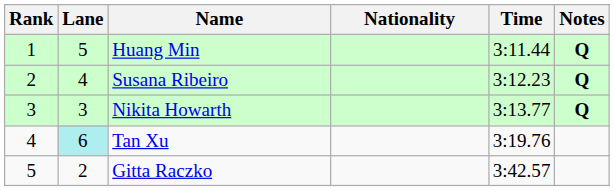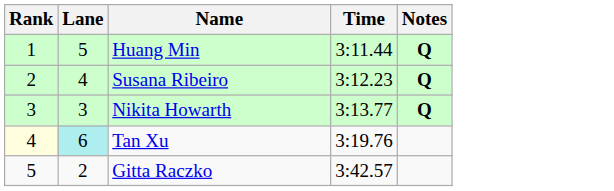- column: (410, 19)
(31, 140) no background -> (31, 140) lightyellow background
